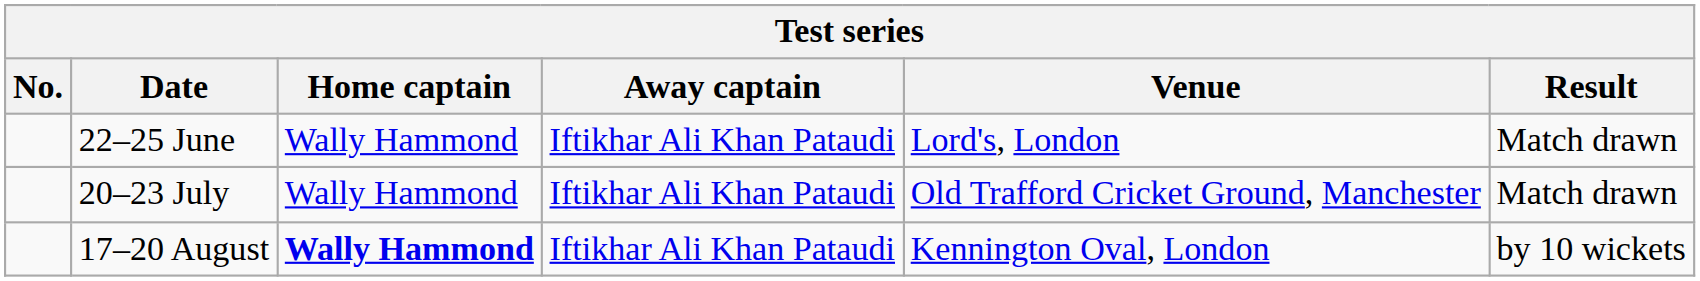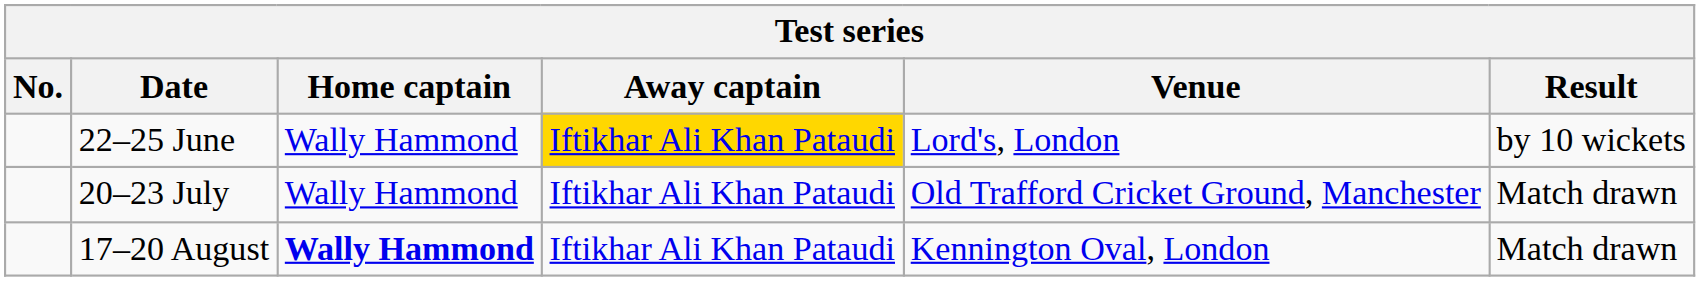(722, 139) no background -> (722, 139) gold background
(1587, 139) Match drawn -> (1591, 139) by 10 wickets
(1591, 247) by 10 wickets -> (1587, 247) Match drawn
